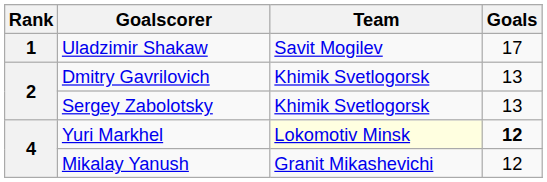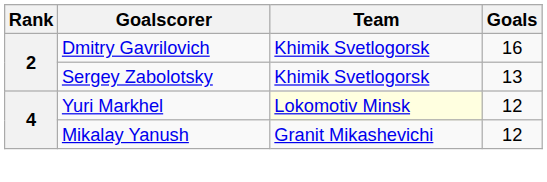- row: (135, 48)
(512, 77) 13 -> (512, 48) 16
(512, 135) bold -> (512, 106) normal
